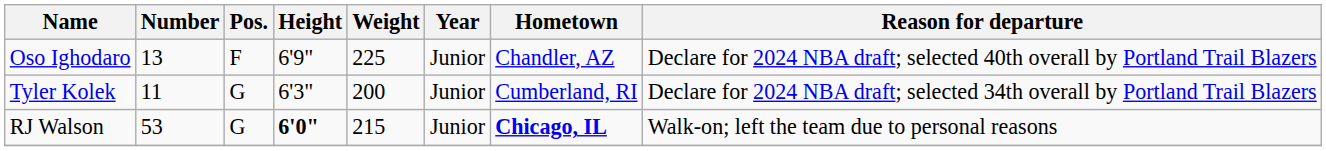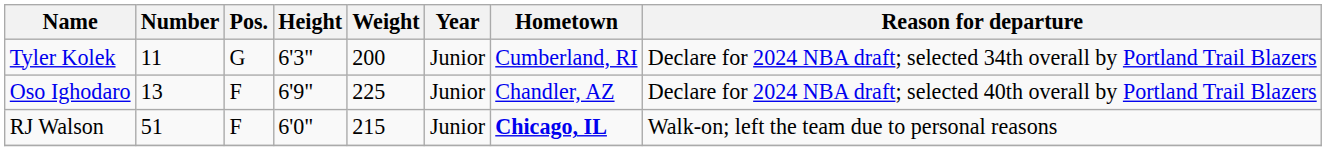rows swapped: (63, 92) <-> (70, 57)
(152, 127) 53 -> (152, 127) 51
(237, 127) G -> (236, 127) F
(299, 127) bold -> (296, 127) normal
